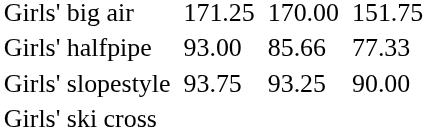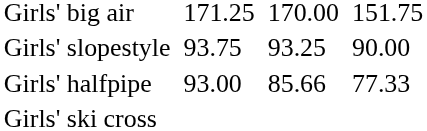rows swapped: (78, 47) <-> (87, 83)
